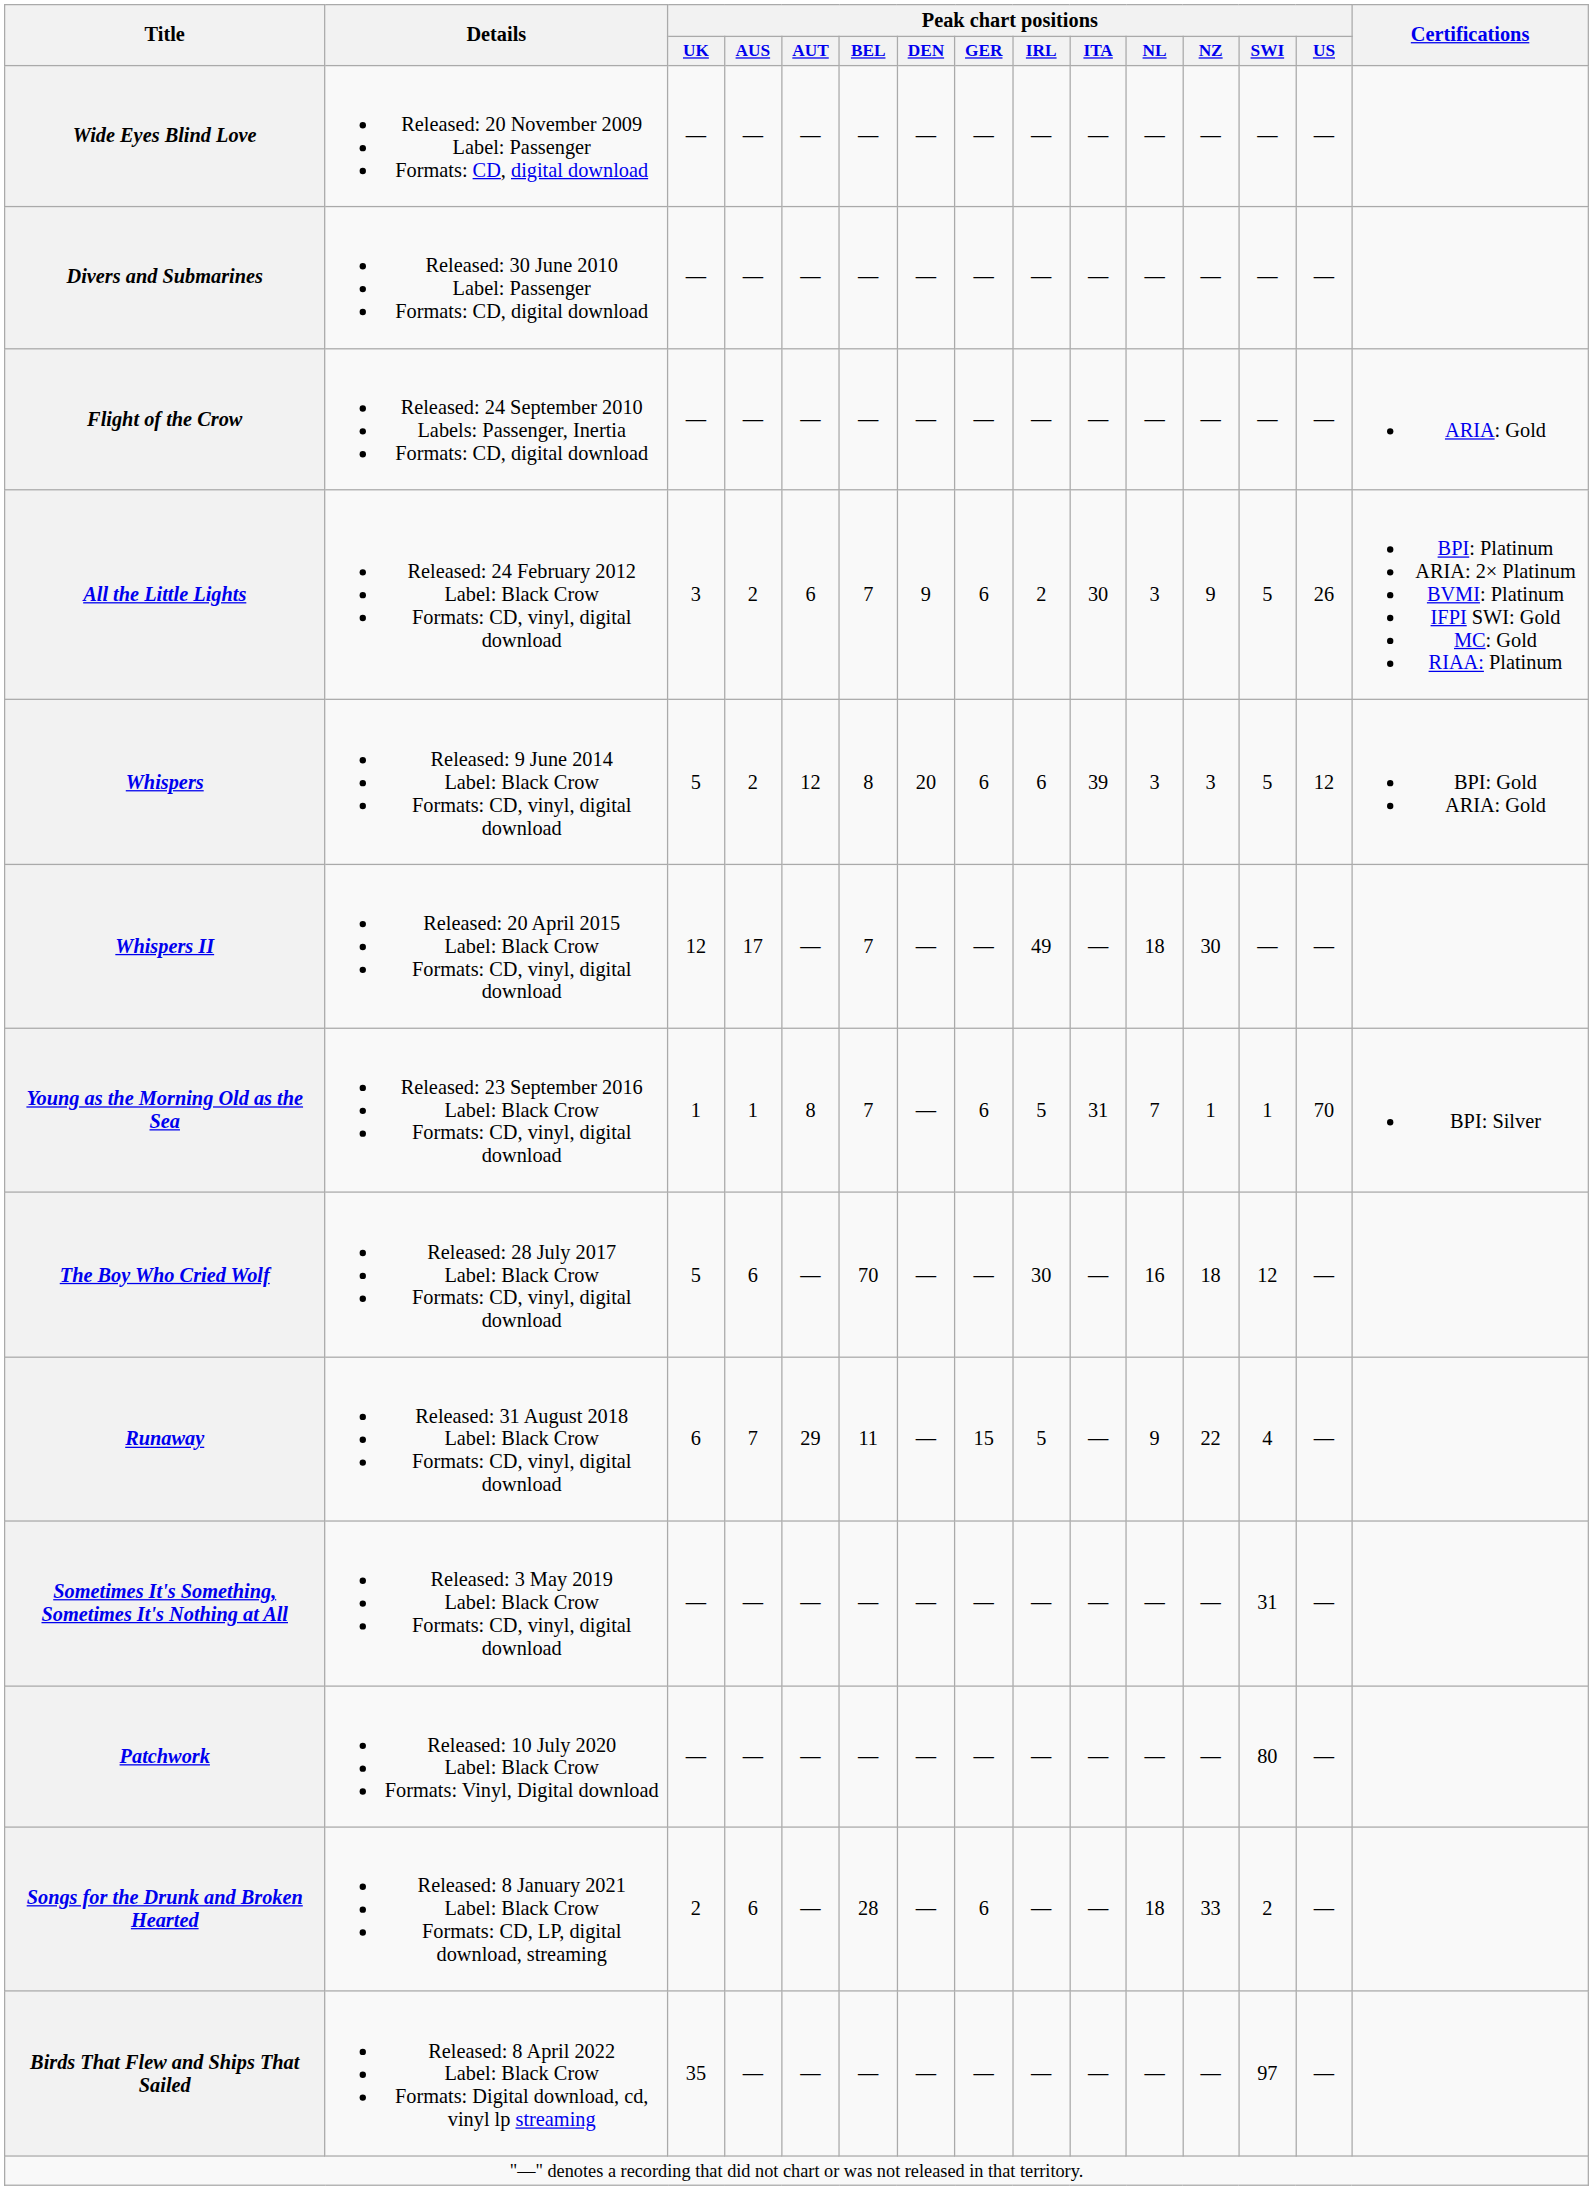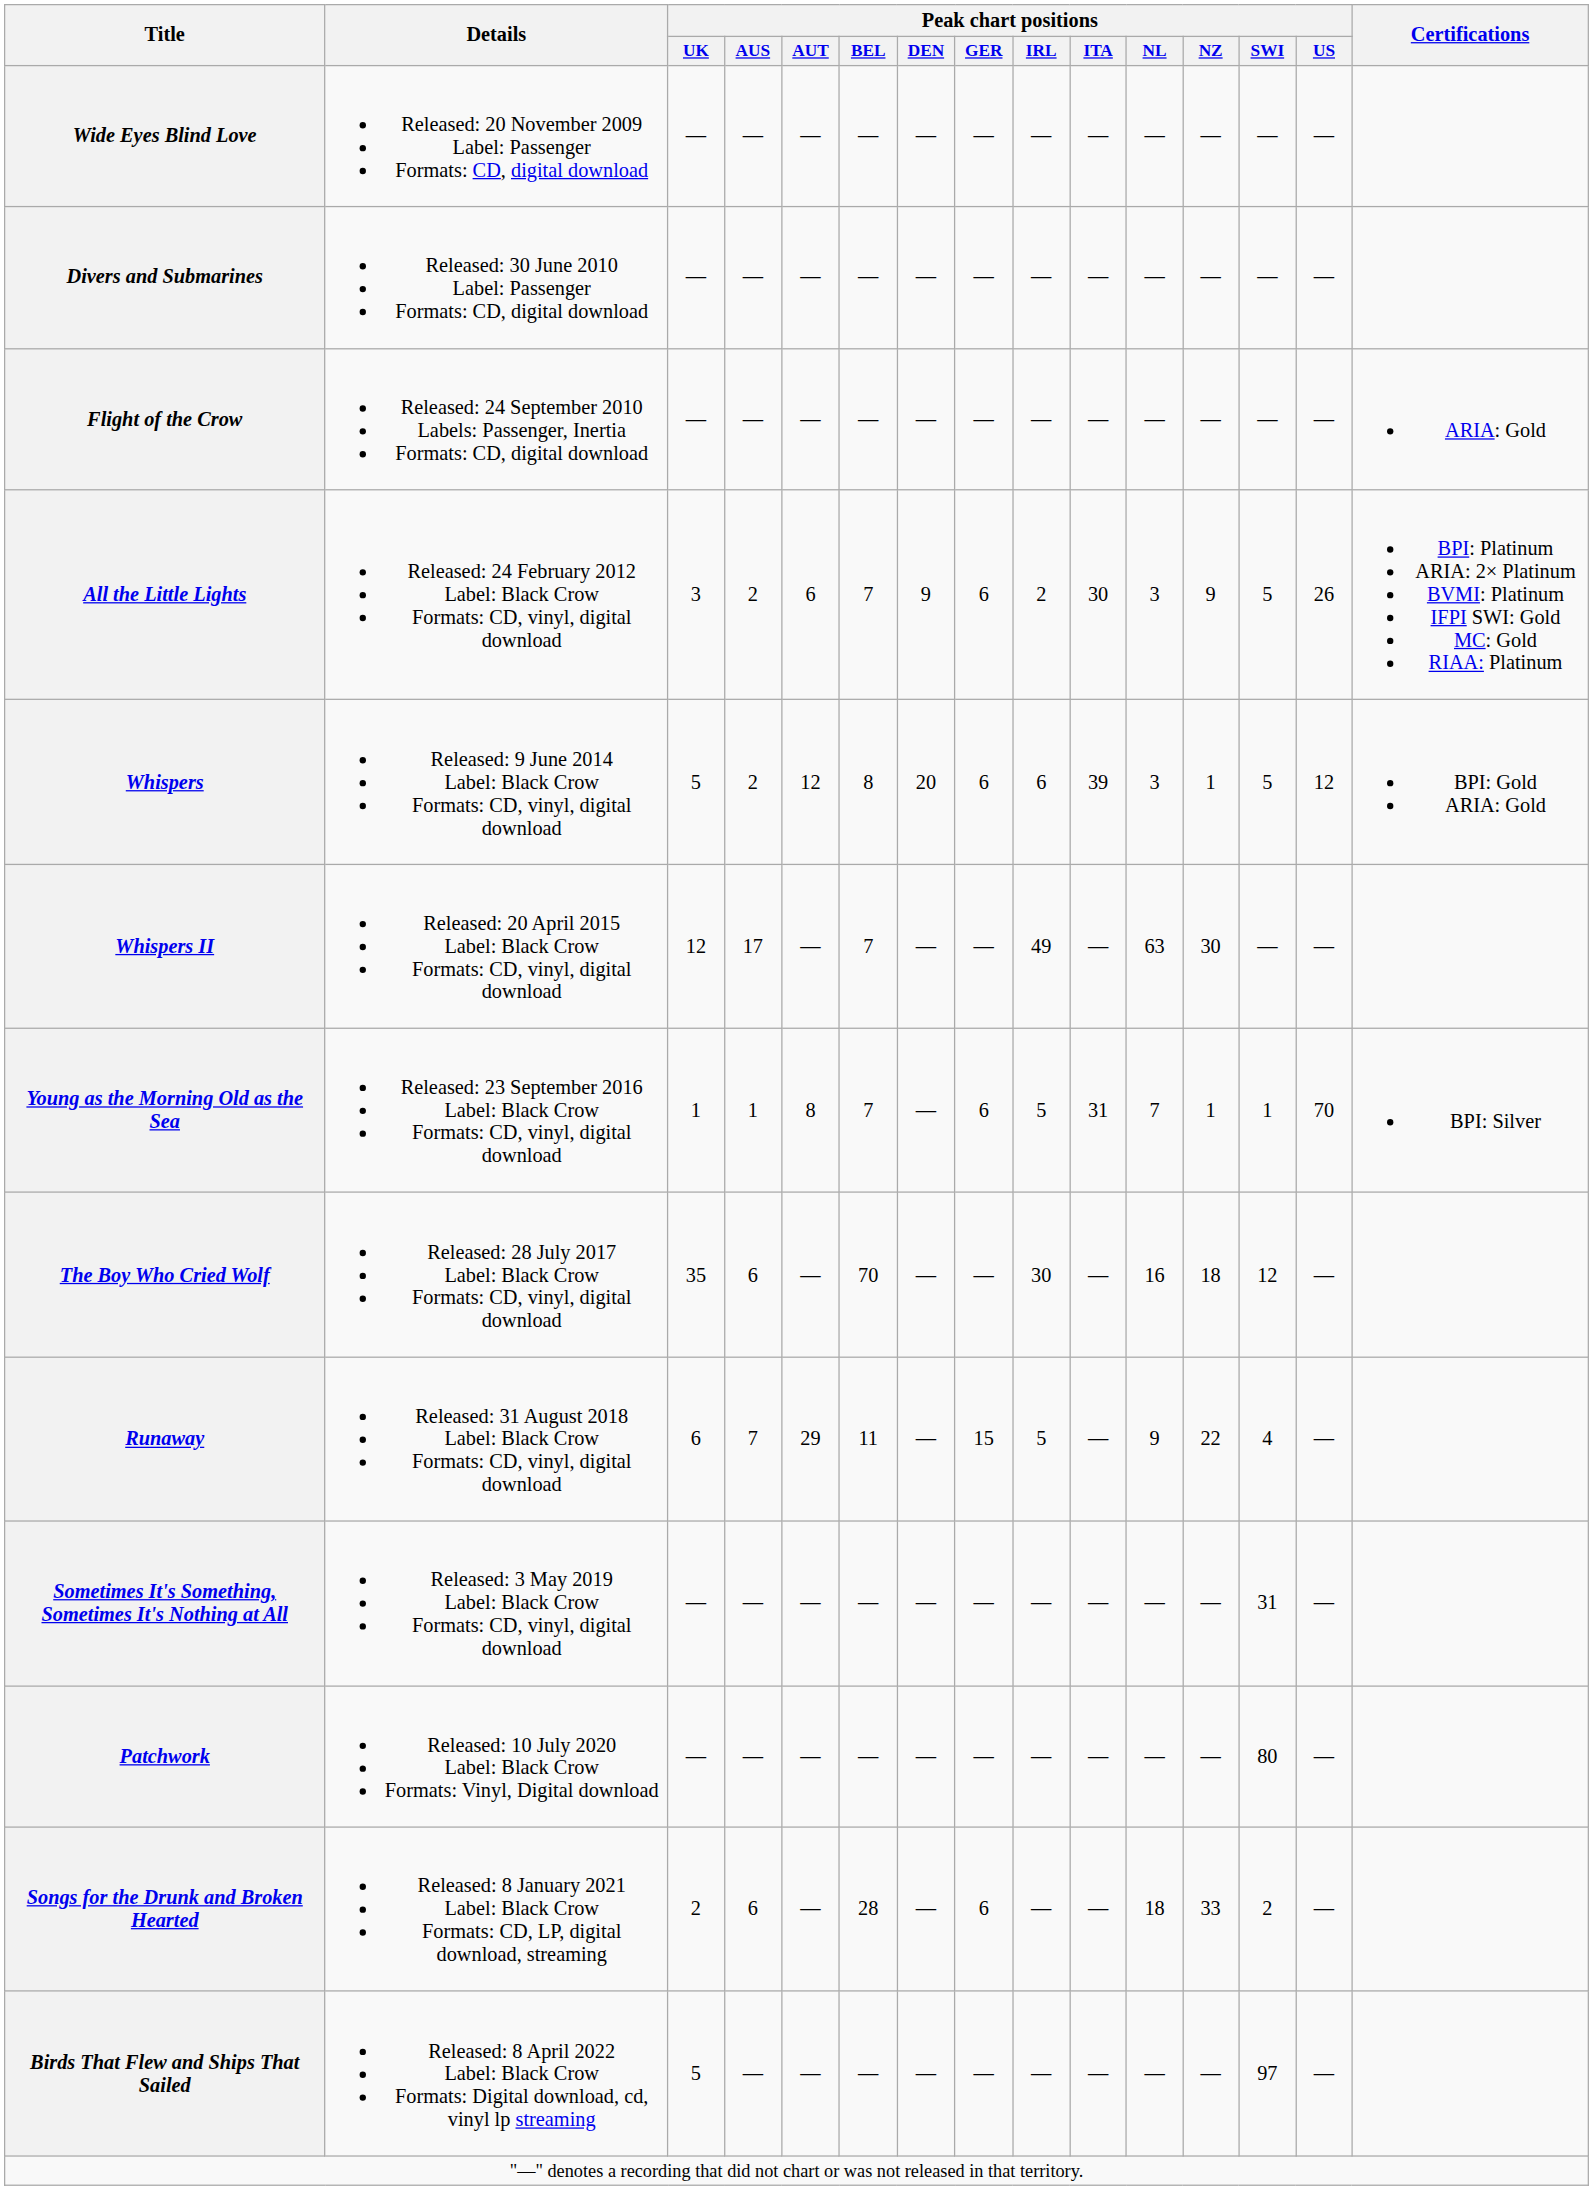(1211, 781) 3 -> (1211, 781) 1
(1155, 946) 18 -> (1155, 946) 63
(696, 1274) 5 -> (696, 1274) 35
(696, 2073) 35 -> (696, 2073) 5
